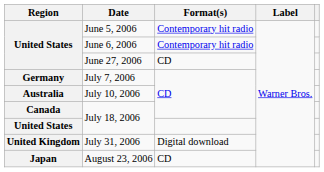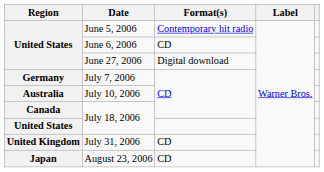(205, 45) Contemporary hit radio -> (164, 45) CD
(164, 61) CD -> (193, 61) Digital download
(193, 142) Digital download -> (164, 142) CD
